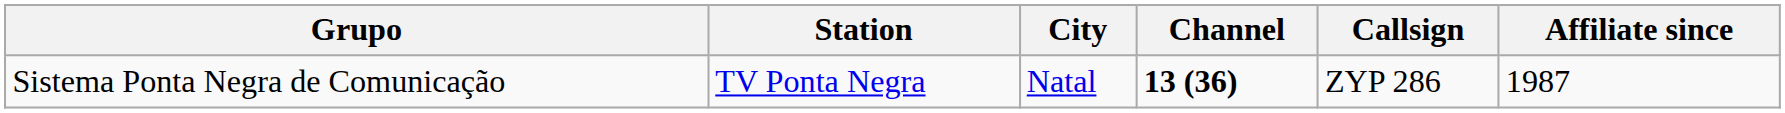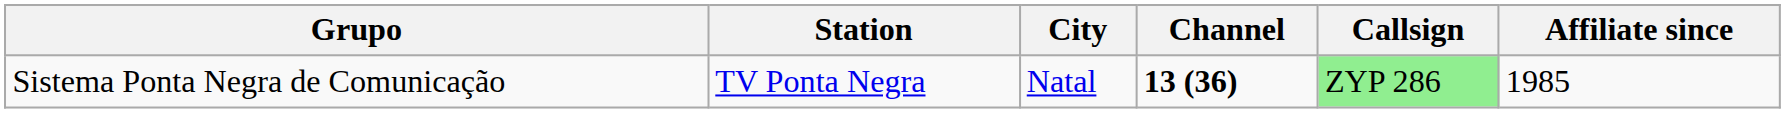(1383, 81) no background -> (1383, 81) lightgreen background
(1538, 81) 1987 -> (1538, 81) 1985
